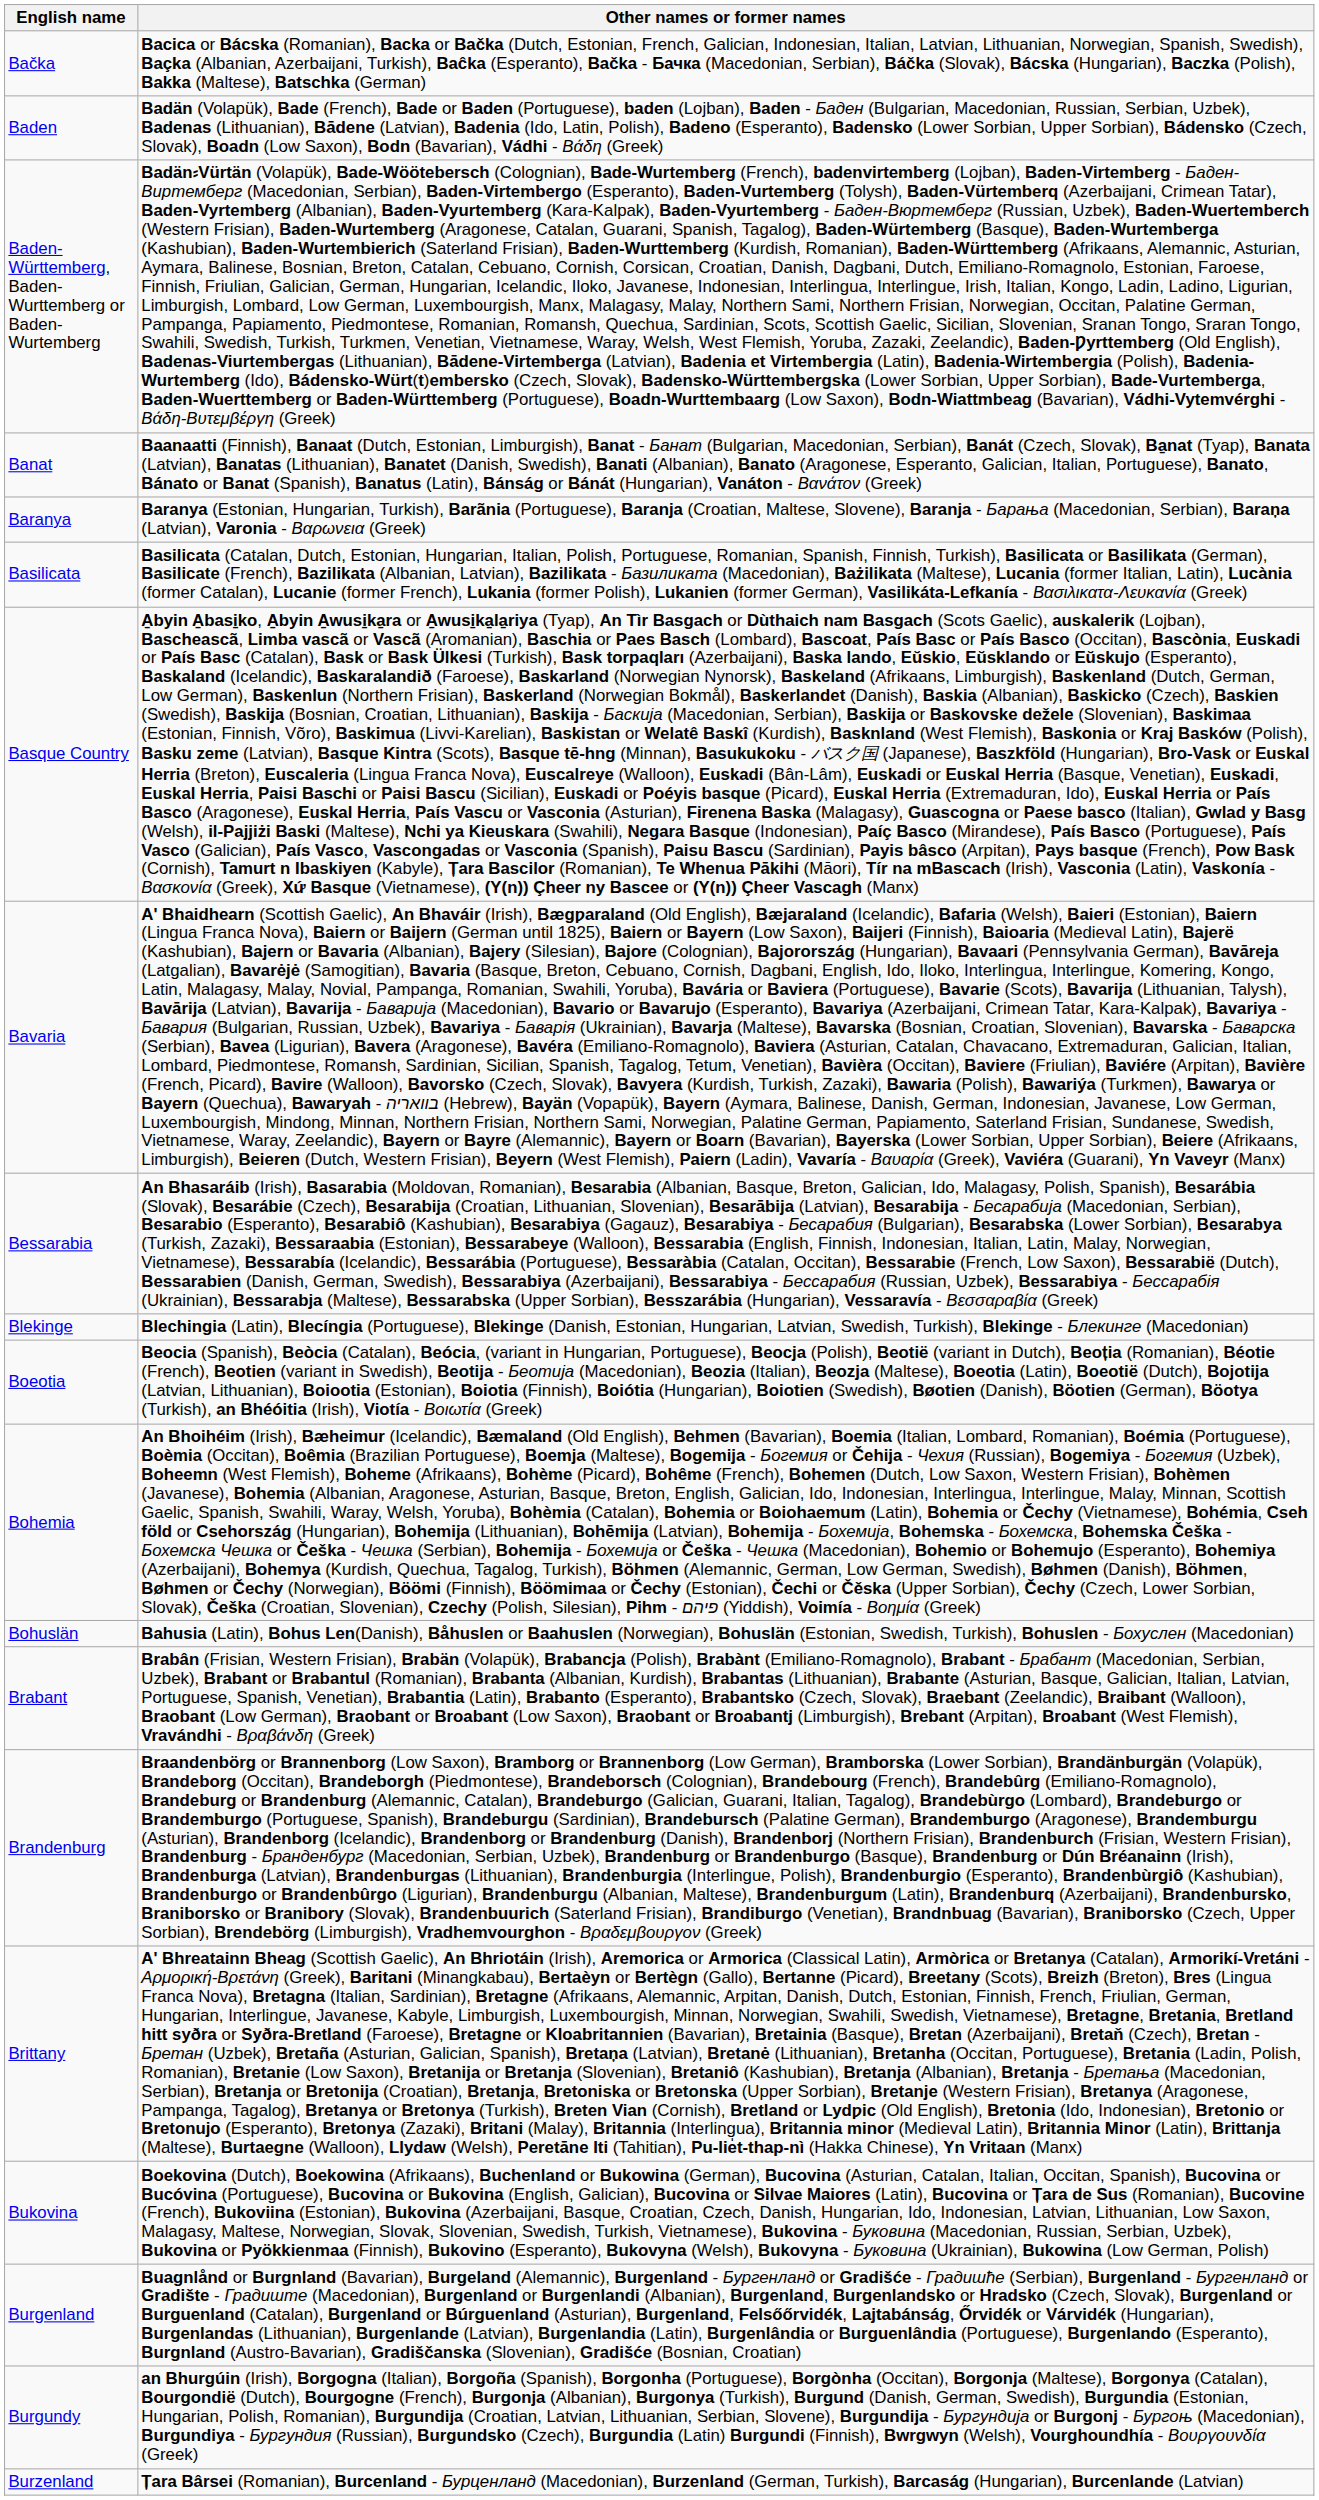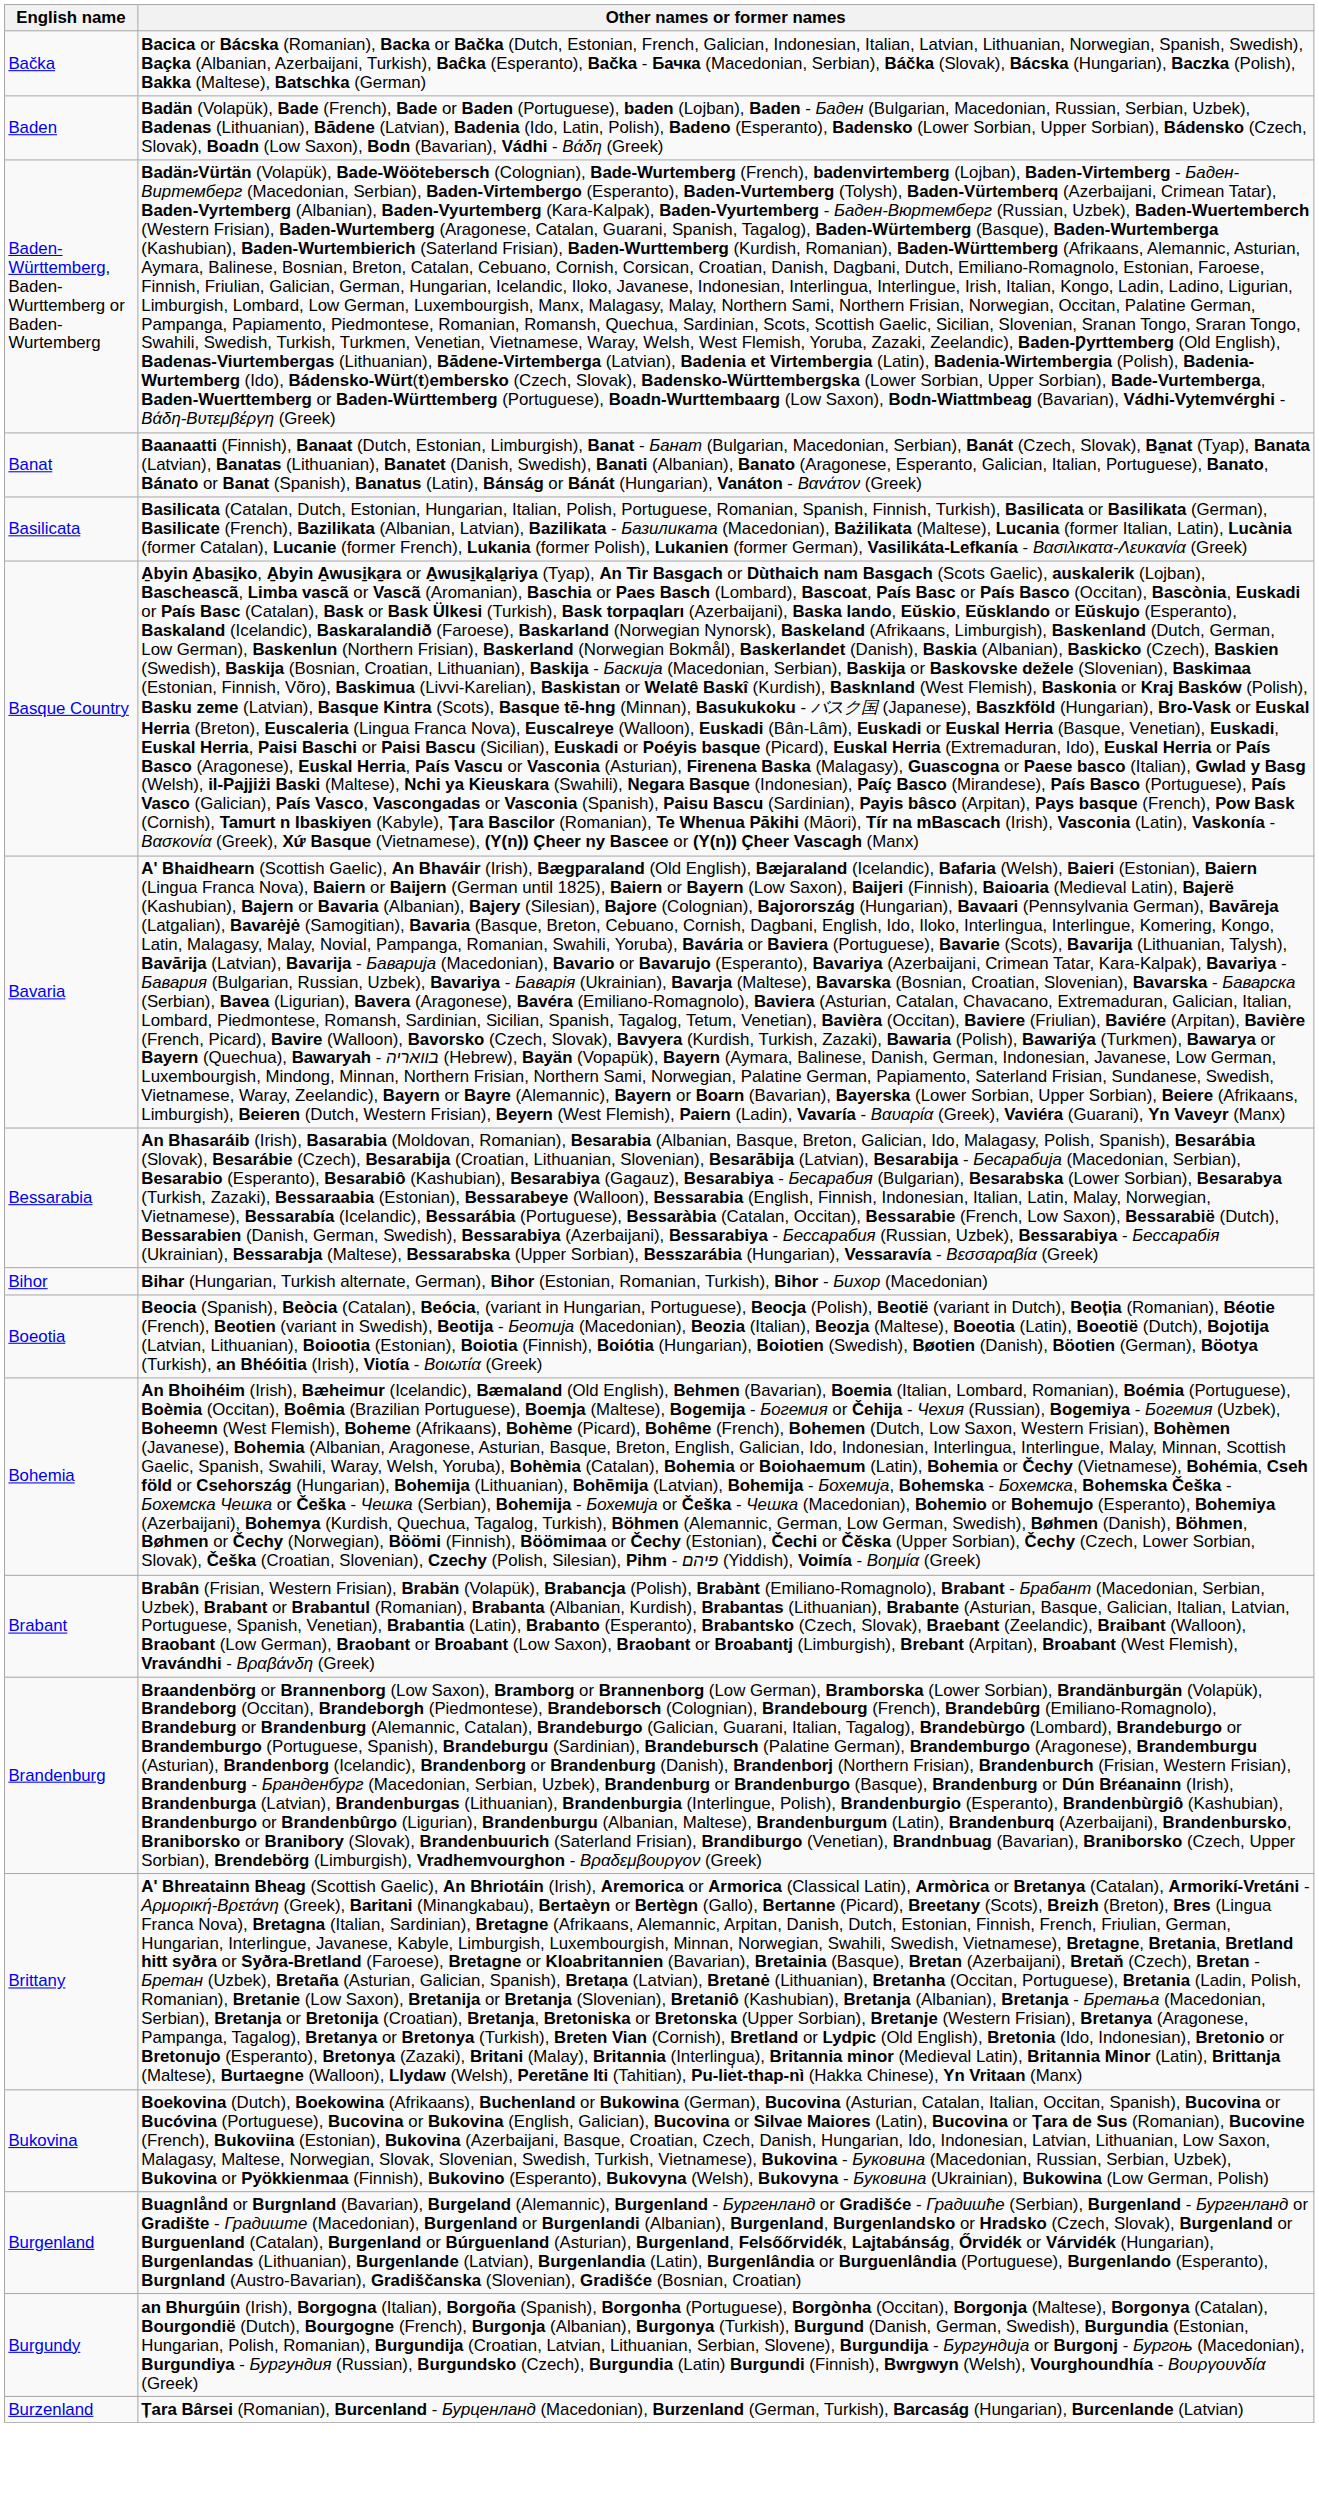- row: (40, 519)
+ row: (28, 1281)
- row: (41, 1326)
- row: (43, 1633)
